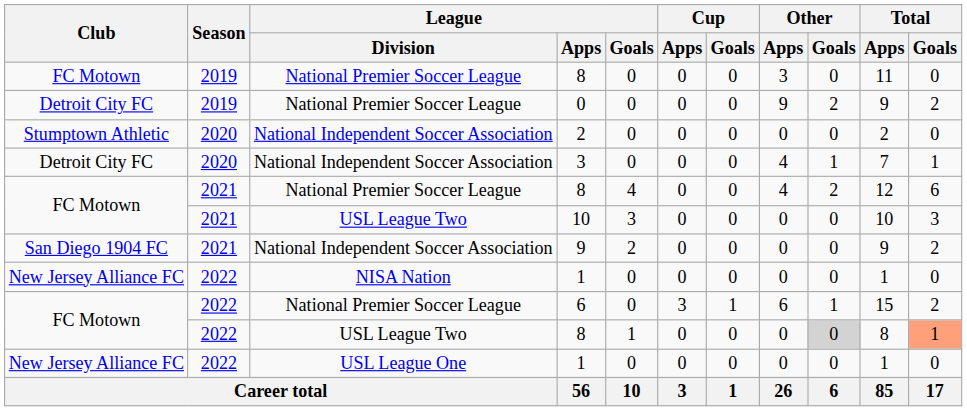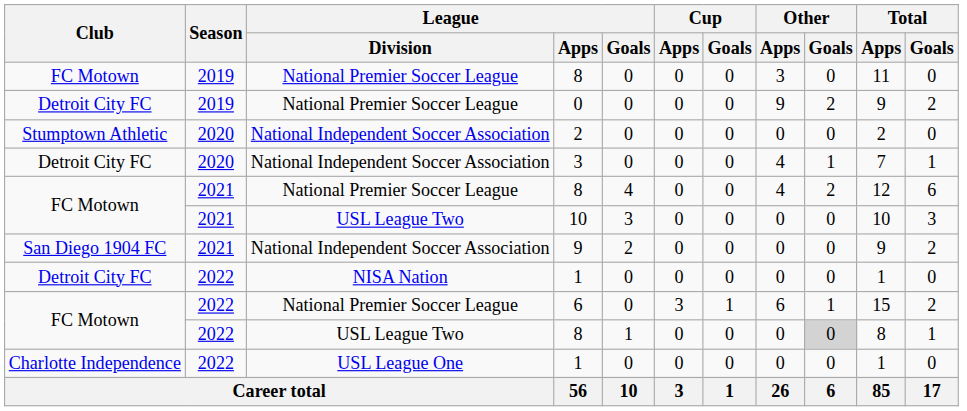(96, 276) New Jersey Alliance FC -> (95, 276) Detroit City FC
(935, 334) lightsalmon background -> (932, 334) no background
(96, 362) New Jersey Alliance FC -> (95, 362) Charlotte Independence
